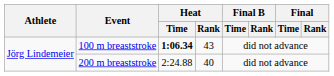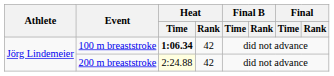(209, 46) 43 -> (209, 46) 42
(177, 62) no background -> (177, 62) lightyellow background
(209, 62) 40 -> (209, 62) 42
